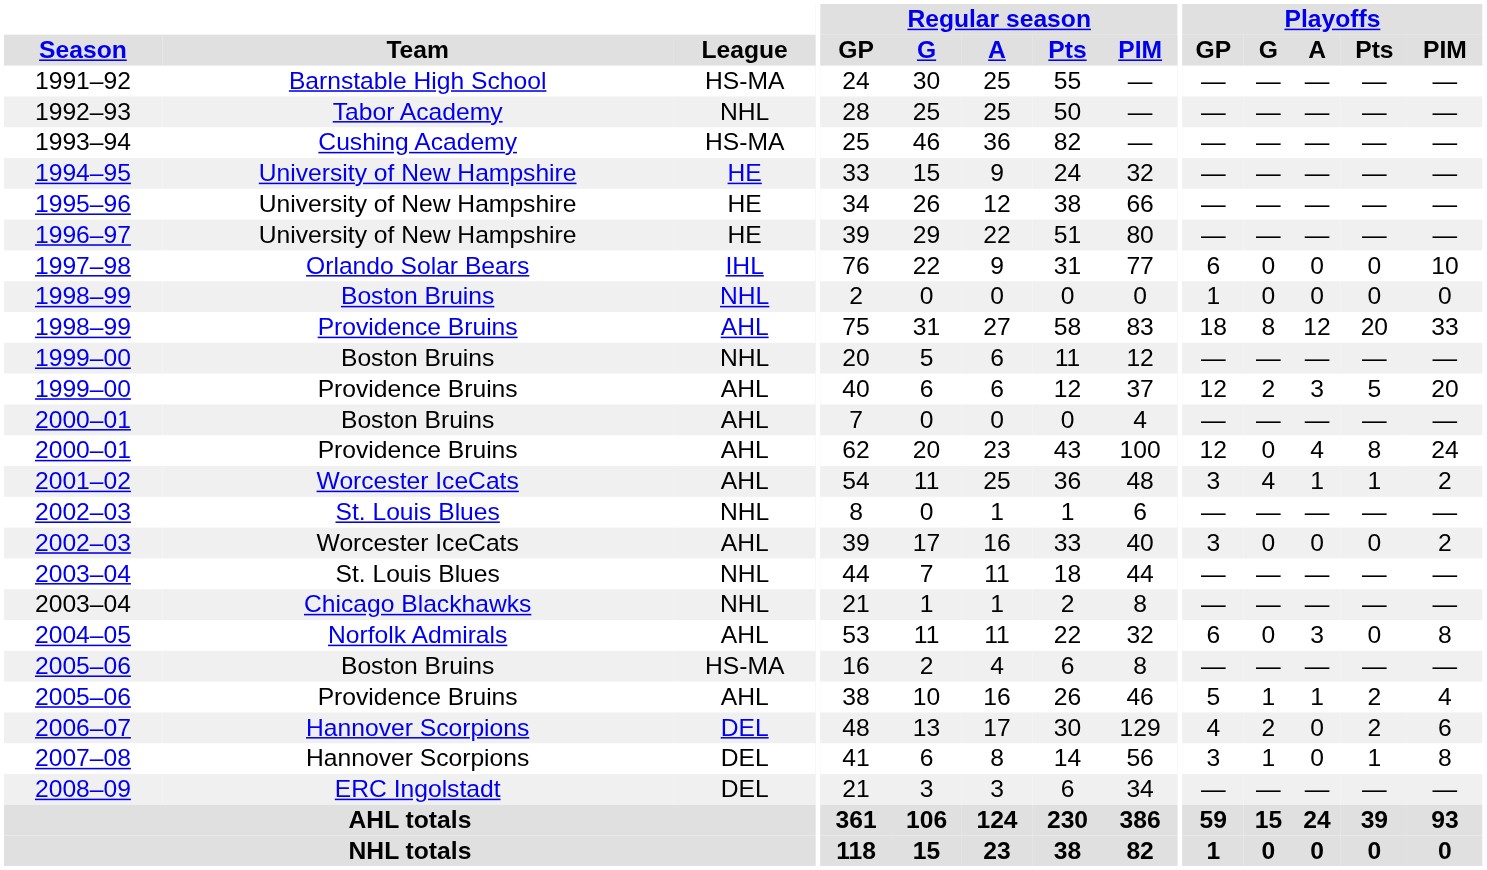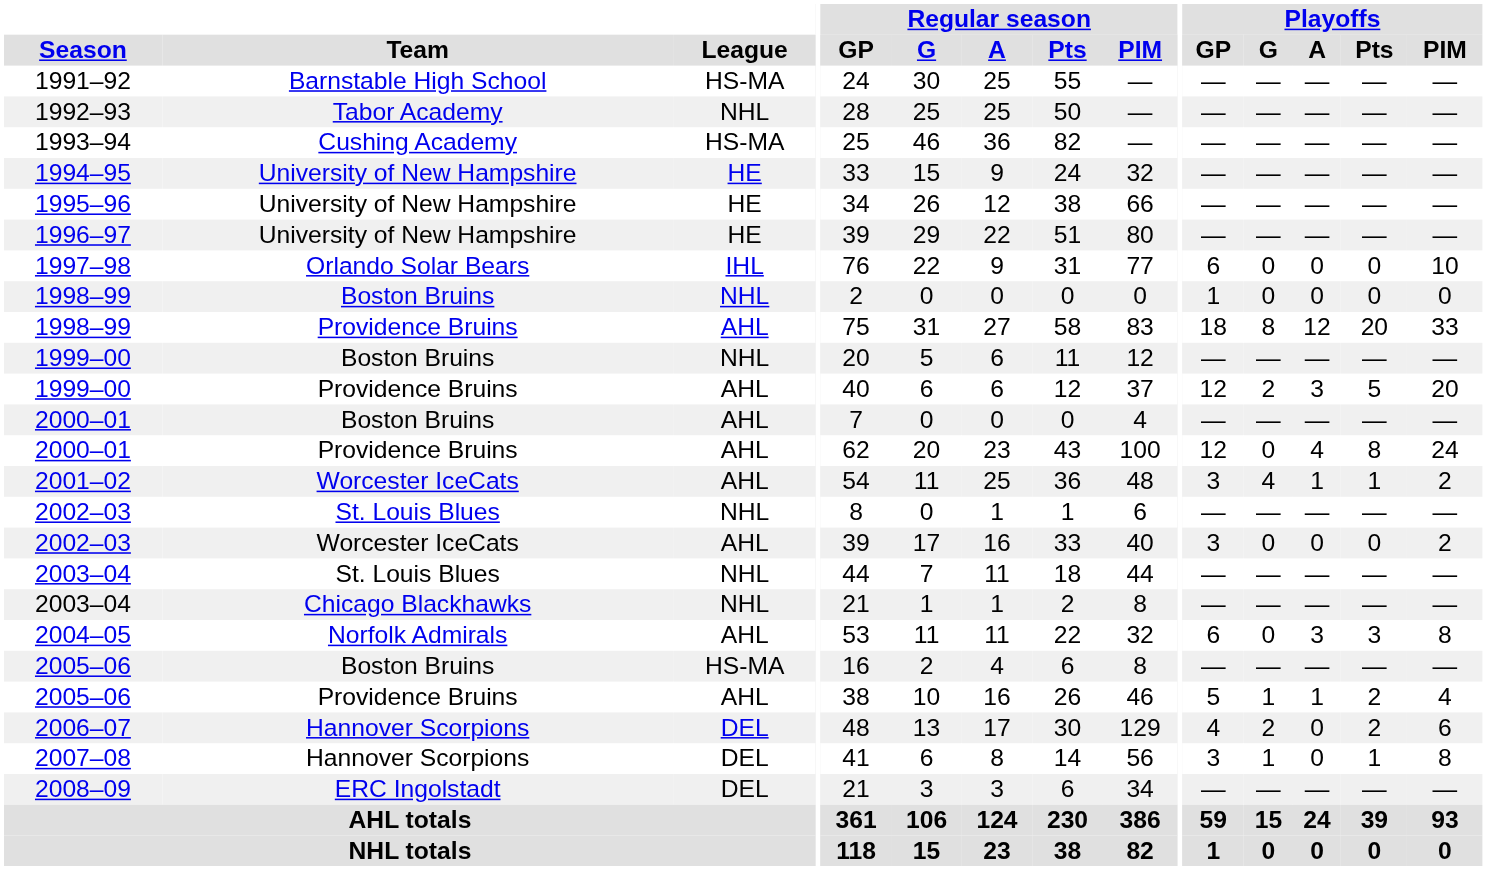(1374, 635) 0 -> (1374, 635) 3
